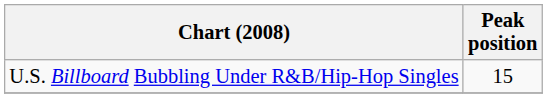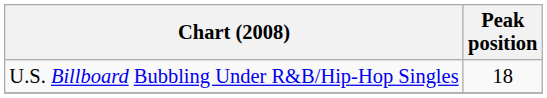(503, 76) 15 -> (503, 76) 18
